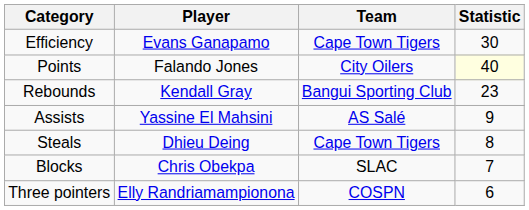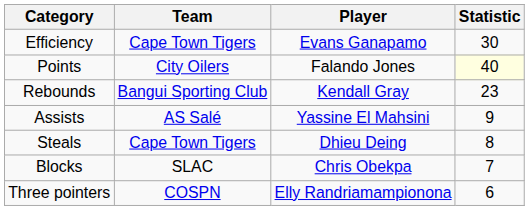columns swapped: (206, 17) <-> (377, 17)
